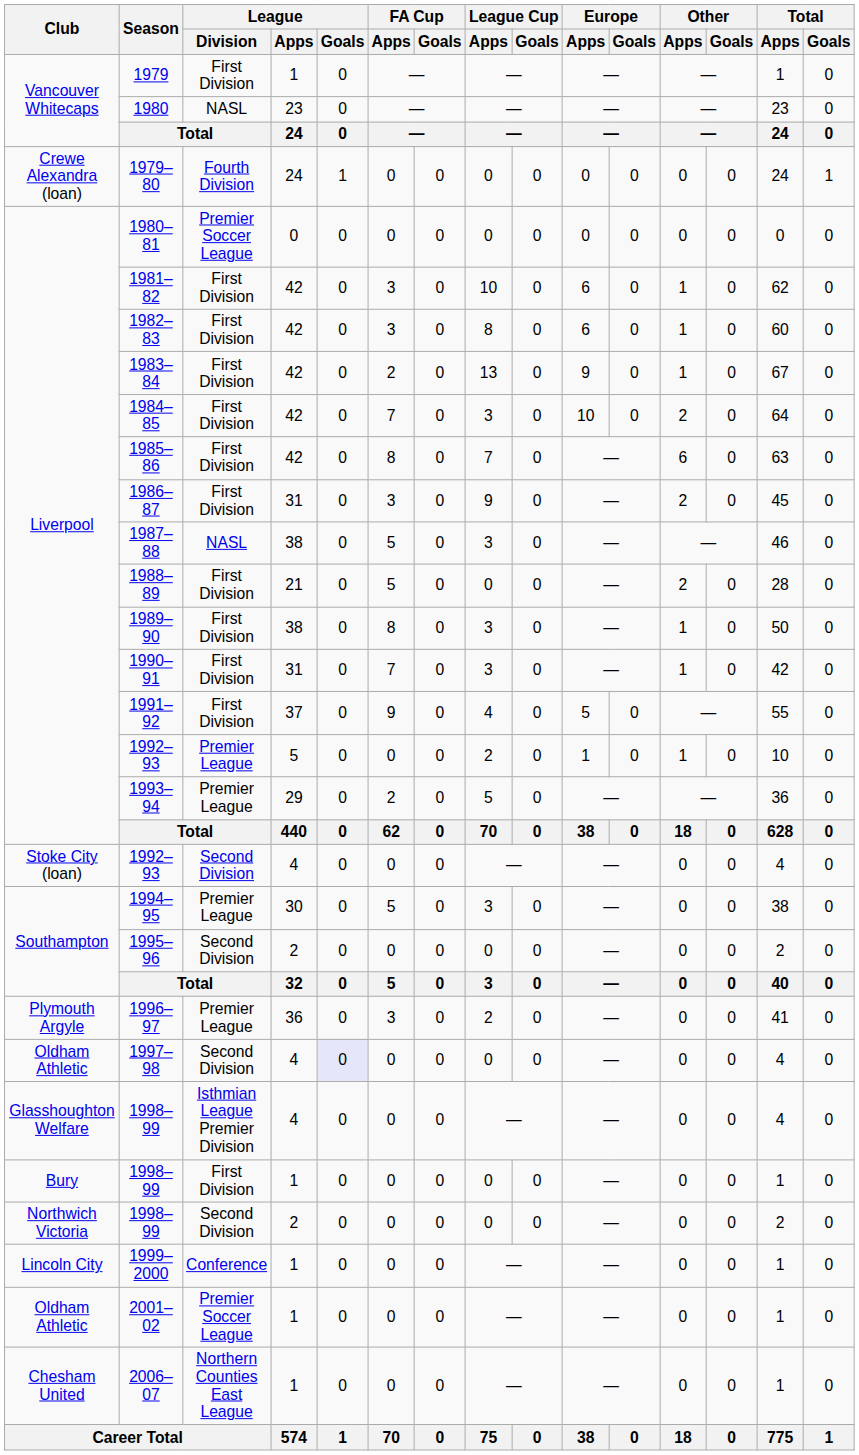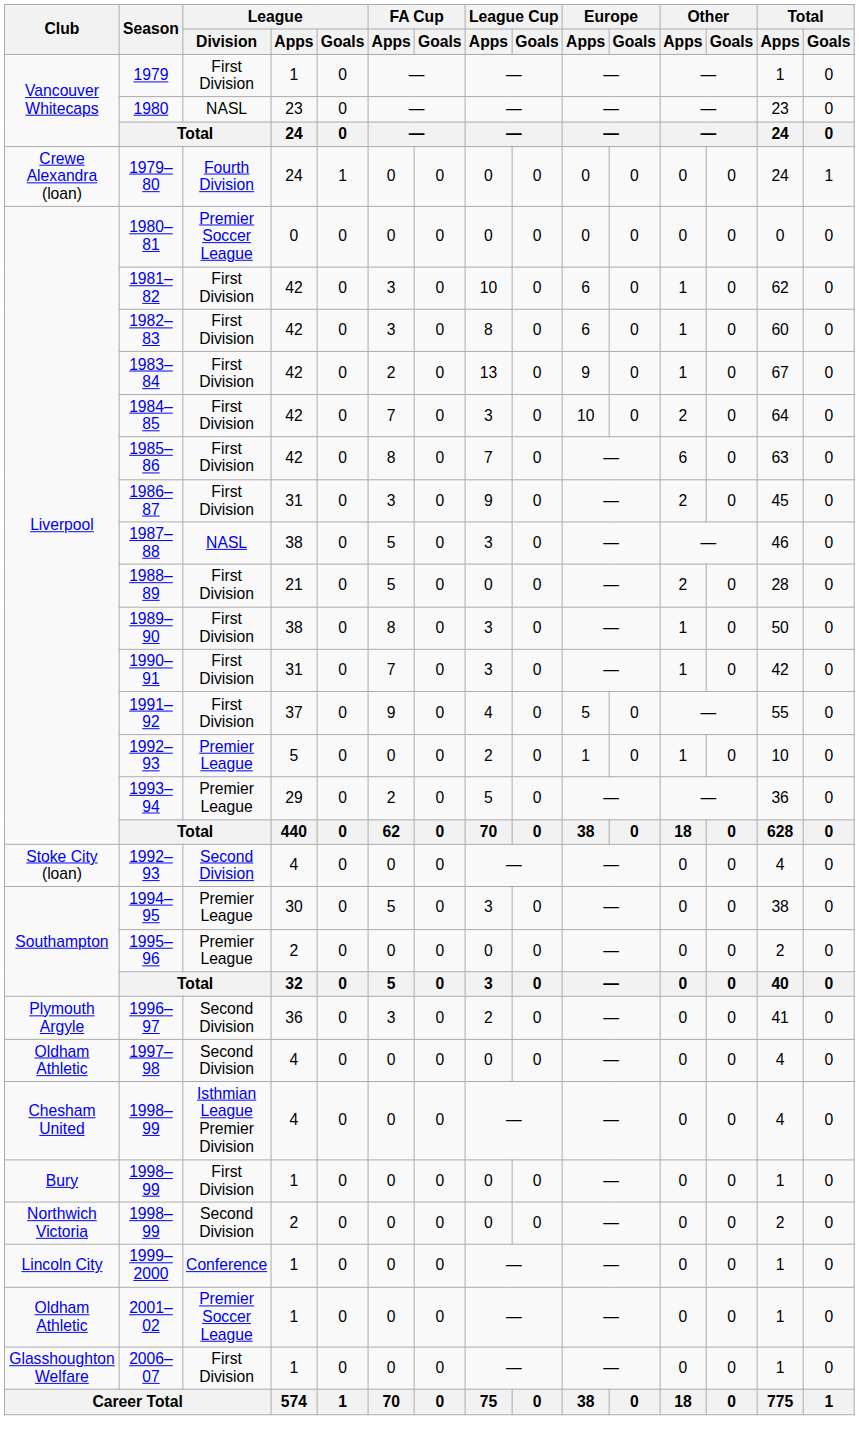(227, 950) Second Division -> (227, 950) Premier League
(227, 1017) Premier League -> (227, 1017) Second Division
(343, 1060) lavender background -> (343, 1060) no background
(62, 1120) Glasshoughton Welfare -> (62, 1120) Chesham United
(62, 1385) Chesham United -> (62, 1368) Glasshoughton Welfare
(227, 1385) Northern Counties East League -> (227, 1368) First Division
